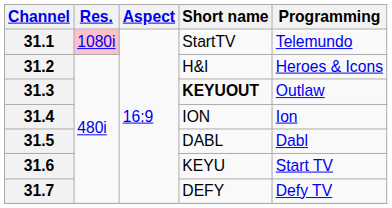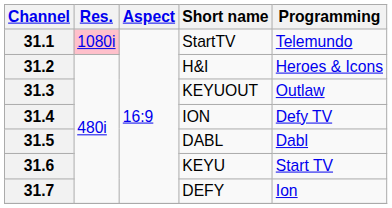(221, 91) bold -> (220, 91) normal
(287, 116) Ion -> (304, 116) Defy TV
(304, 191) Defy TV -> (287, 191) Ion
